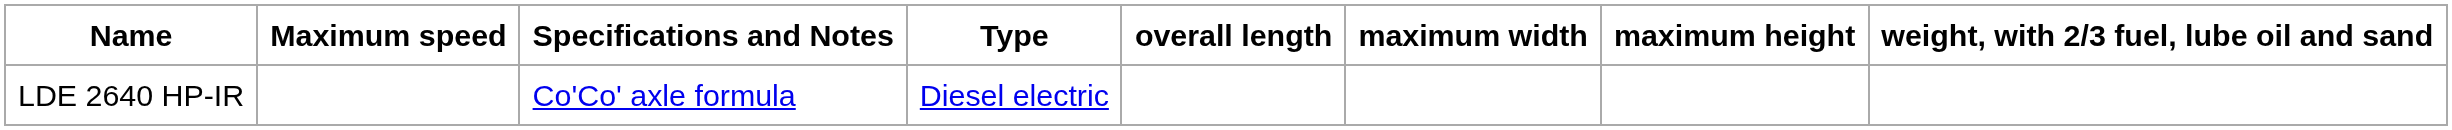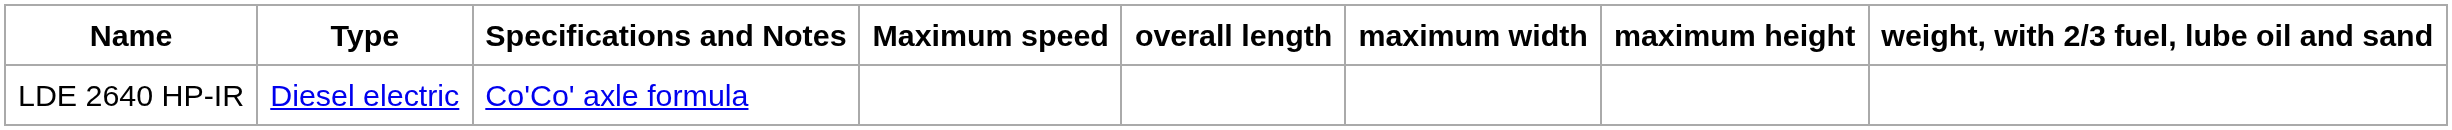columns swapped: (1014, 35) <-> (388, 35)
